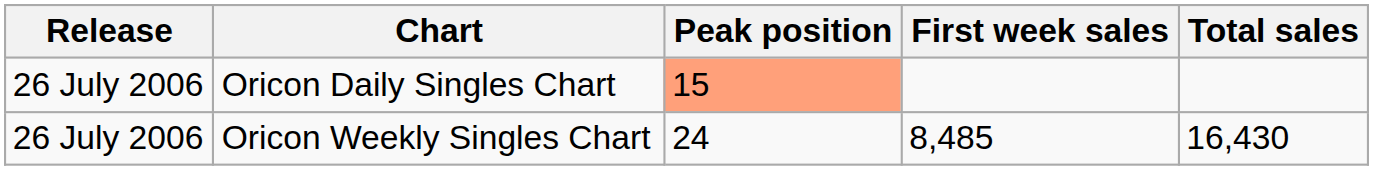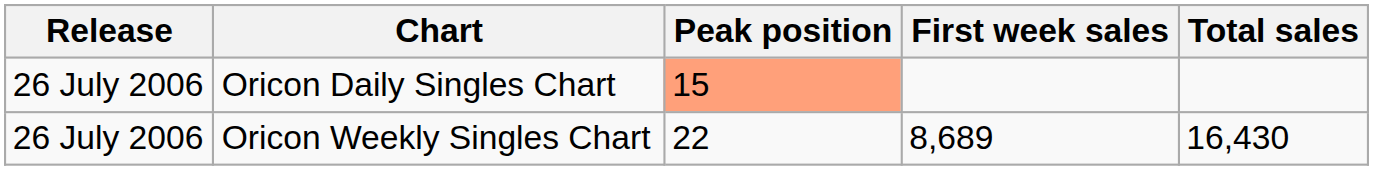(691, 137) 24 -> (691, 137) 22
(951, 137) 8,485 -> (951, 137) 8,689
